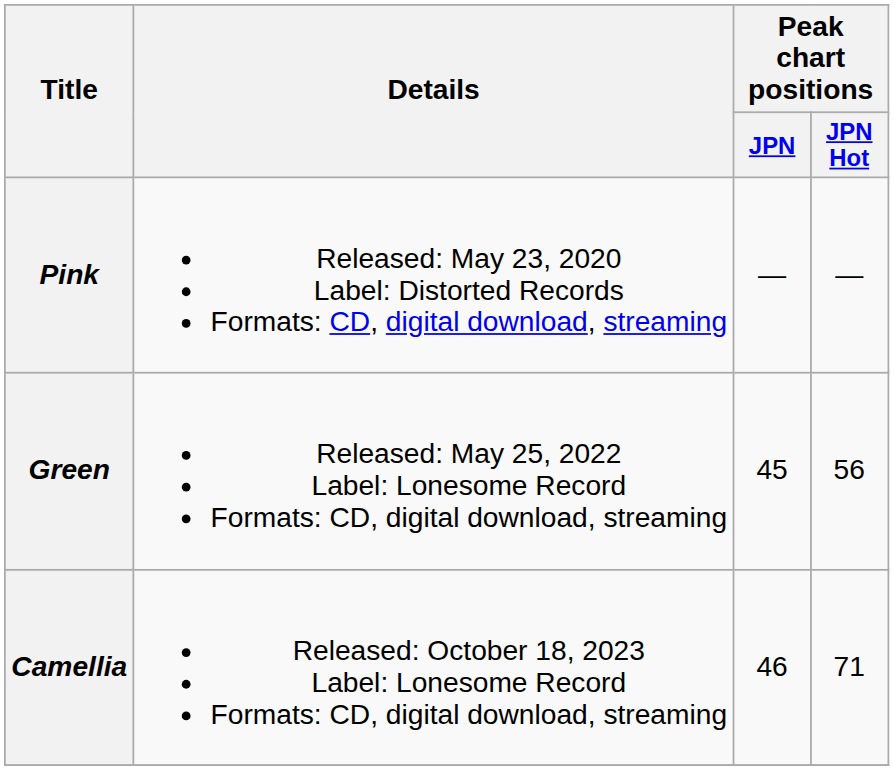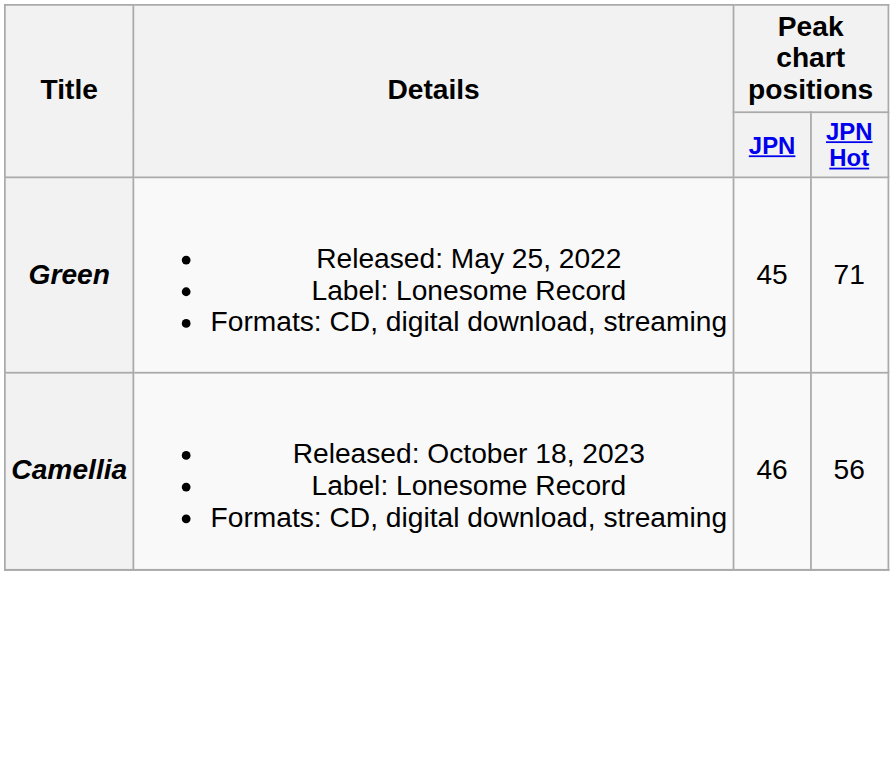- row: (69, 274)
(849, 470) 56 -> (849, 274) 71
(849, 666) 71 -> (849, 470) 56
